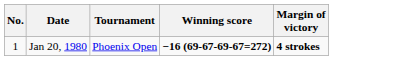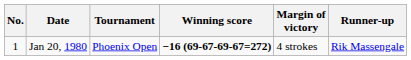+ column: (367, 20)
(298, 46) bold -> (297, 46) normal
